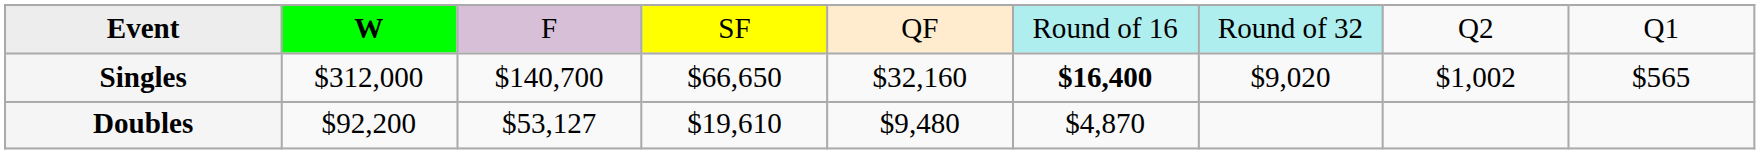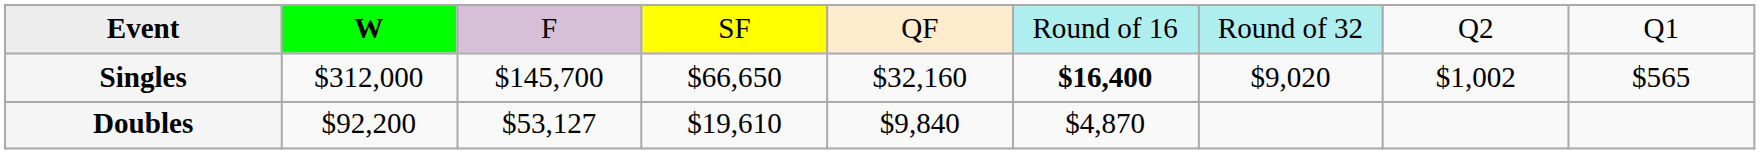(549, 76) $140,700 -> (549, 76) $145,700
(920, 124) $9,480 -> (920, 124) $9,840
